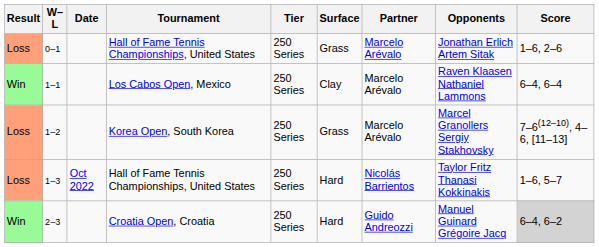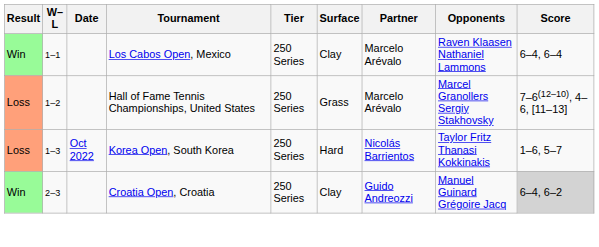- row: (53, 49)
(171, 132) Korea Open, South Korea -> (182, 102) Hall of Fame Tennis Championships, United States
(182, 180) Hall of Fame Tennis Championships, United States -> (171, 150) Korea Open, South Korea
(331, 221) Hard -> (330, 192) Clay
